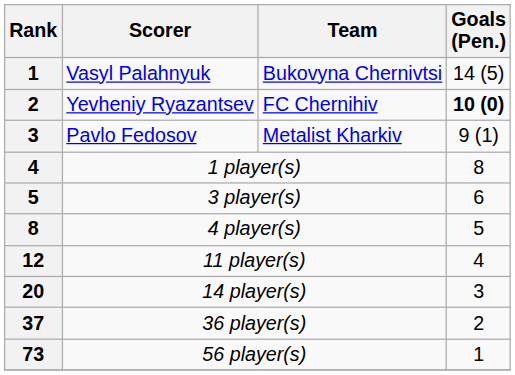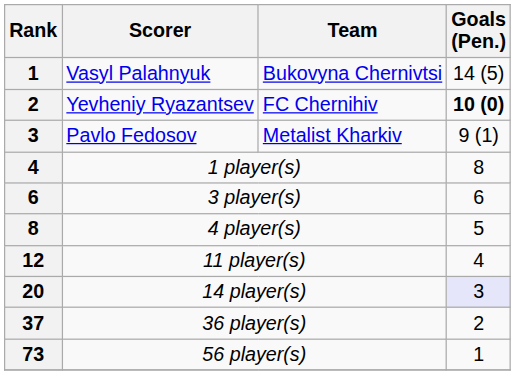(33, 198) 5 -> (33, 198) 6
(479, 291) no background -> (479, 291) lavender background
